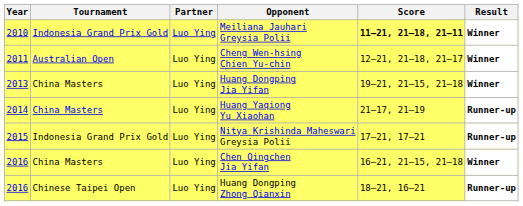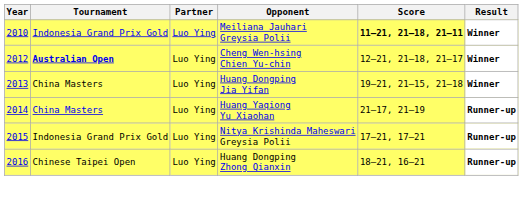(17, 58) 2011 -> (17, 58) 2012
(73, 58) normal -> (73, 58) bold
- row: (255, 162)
